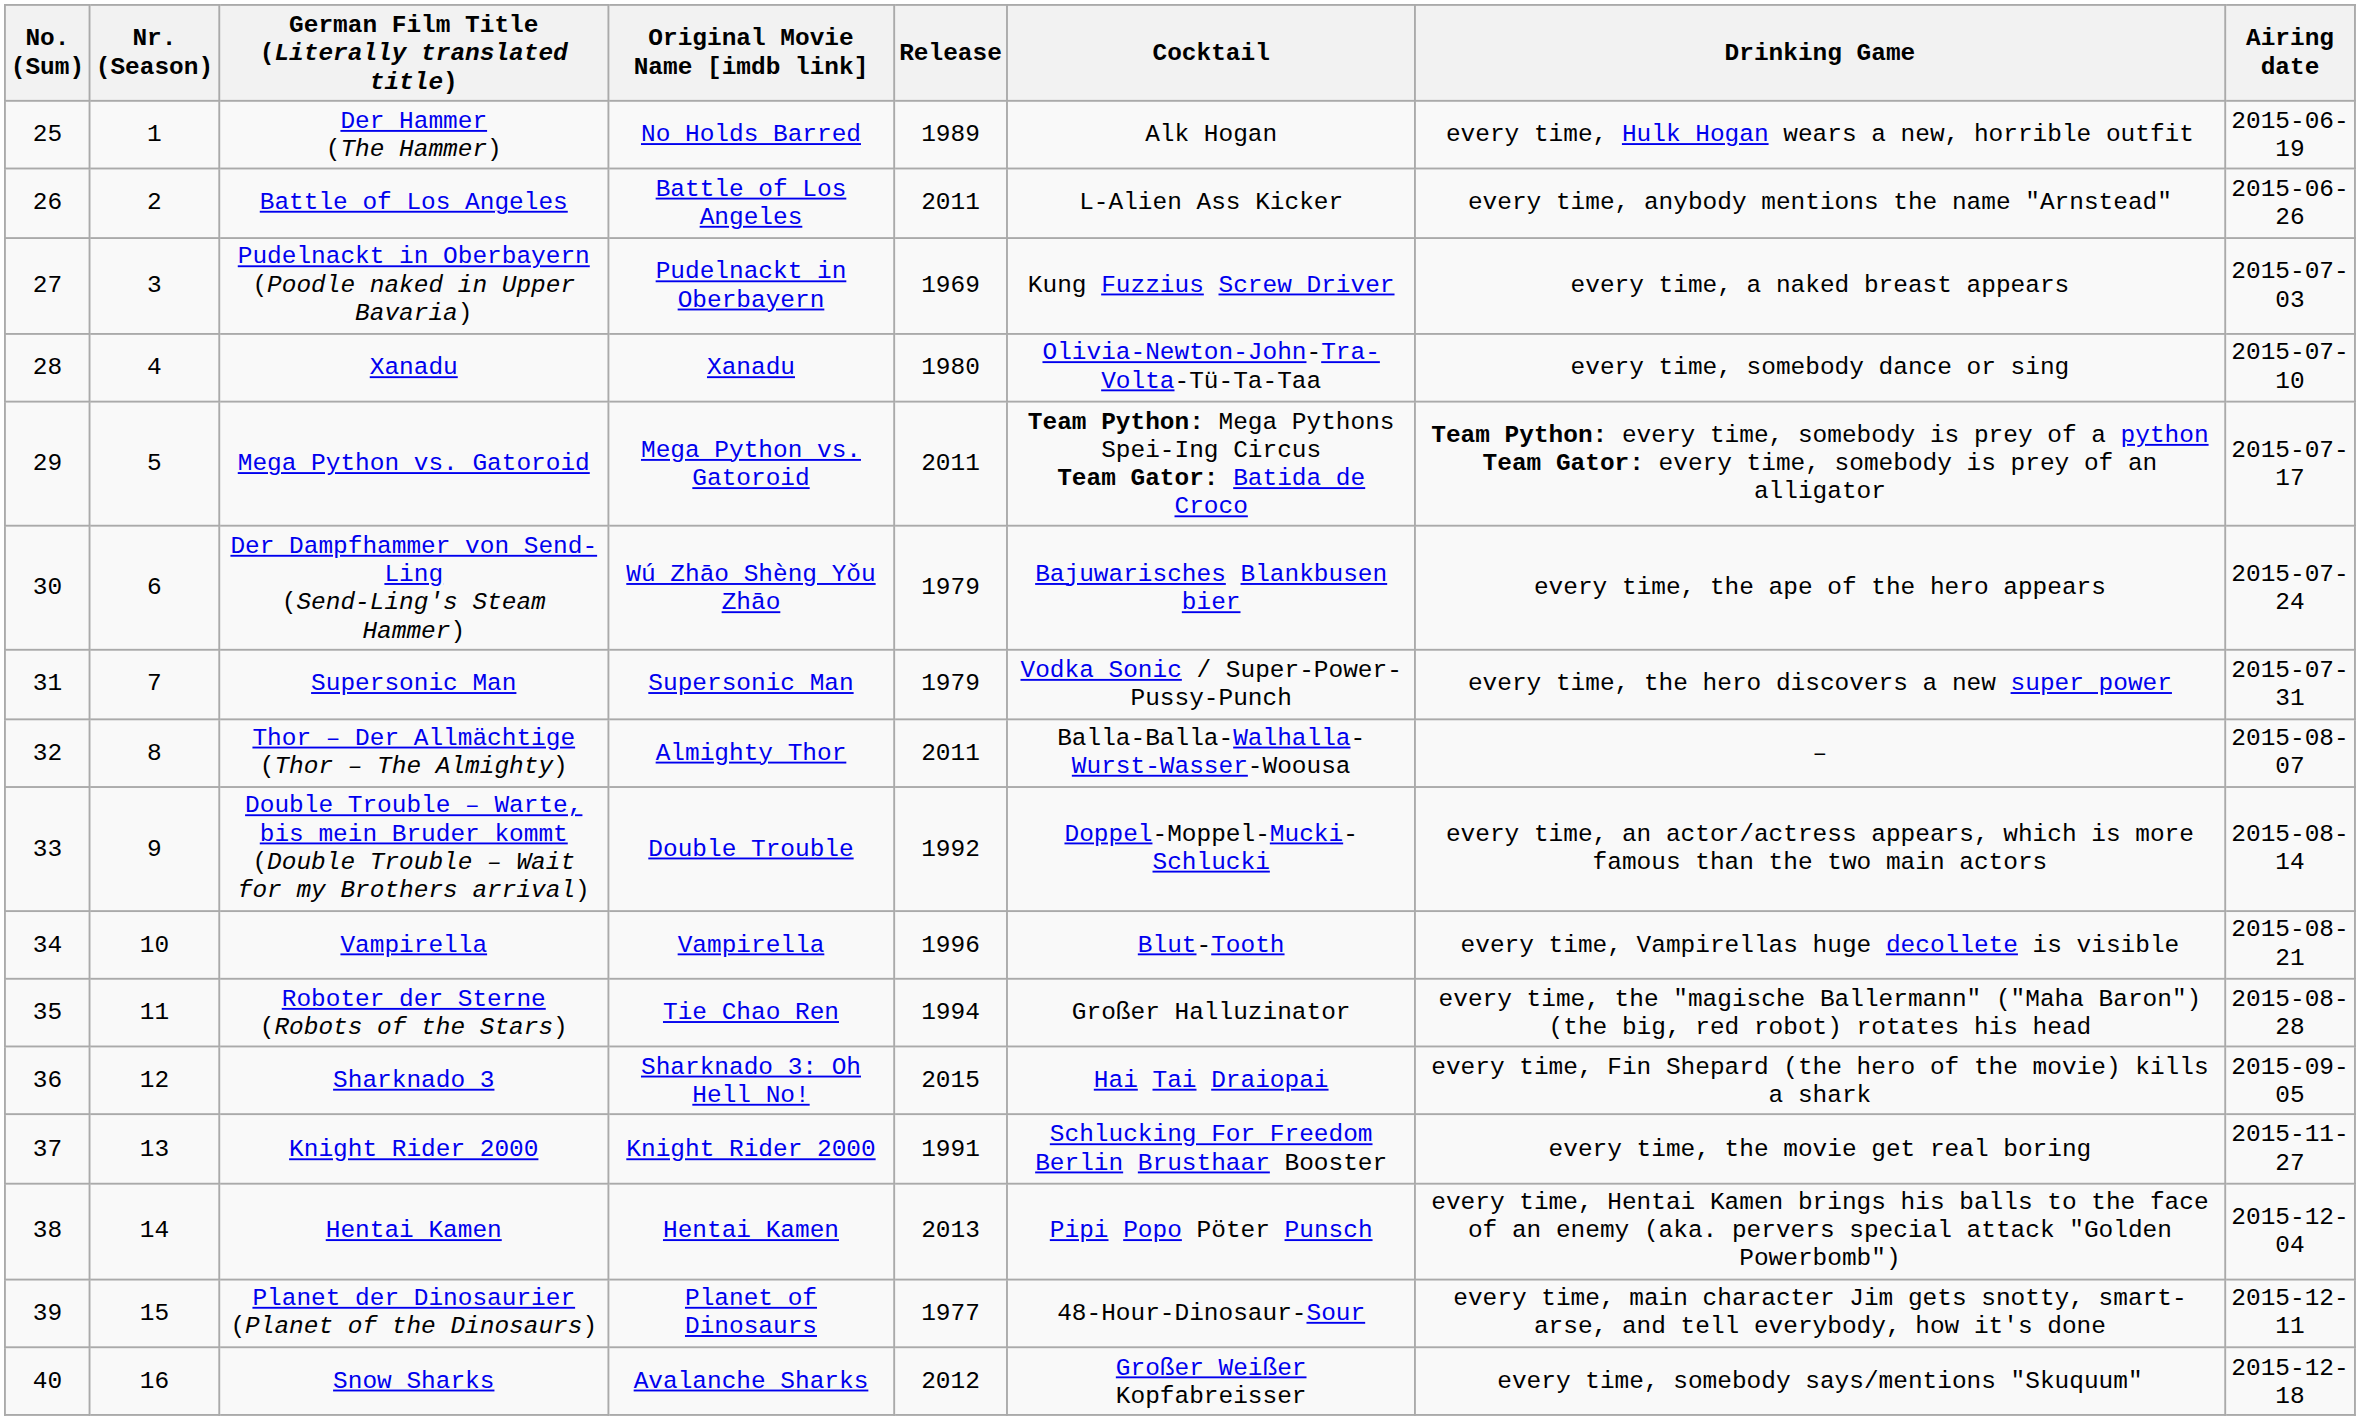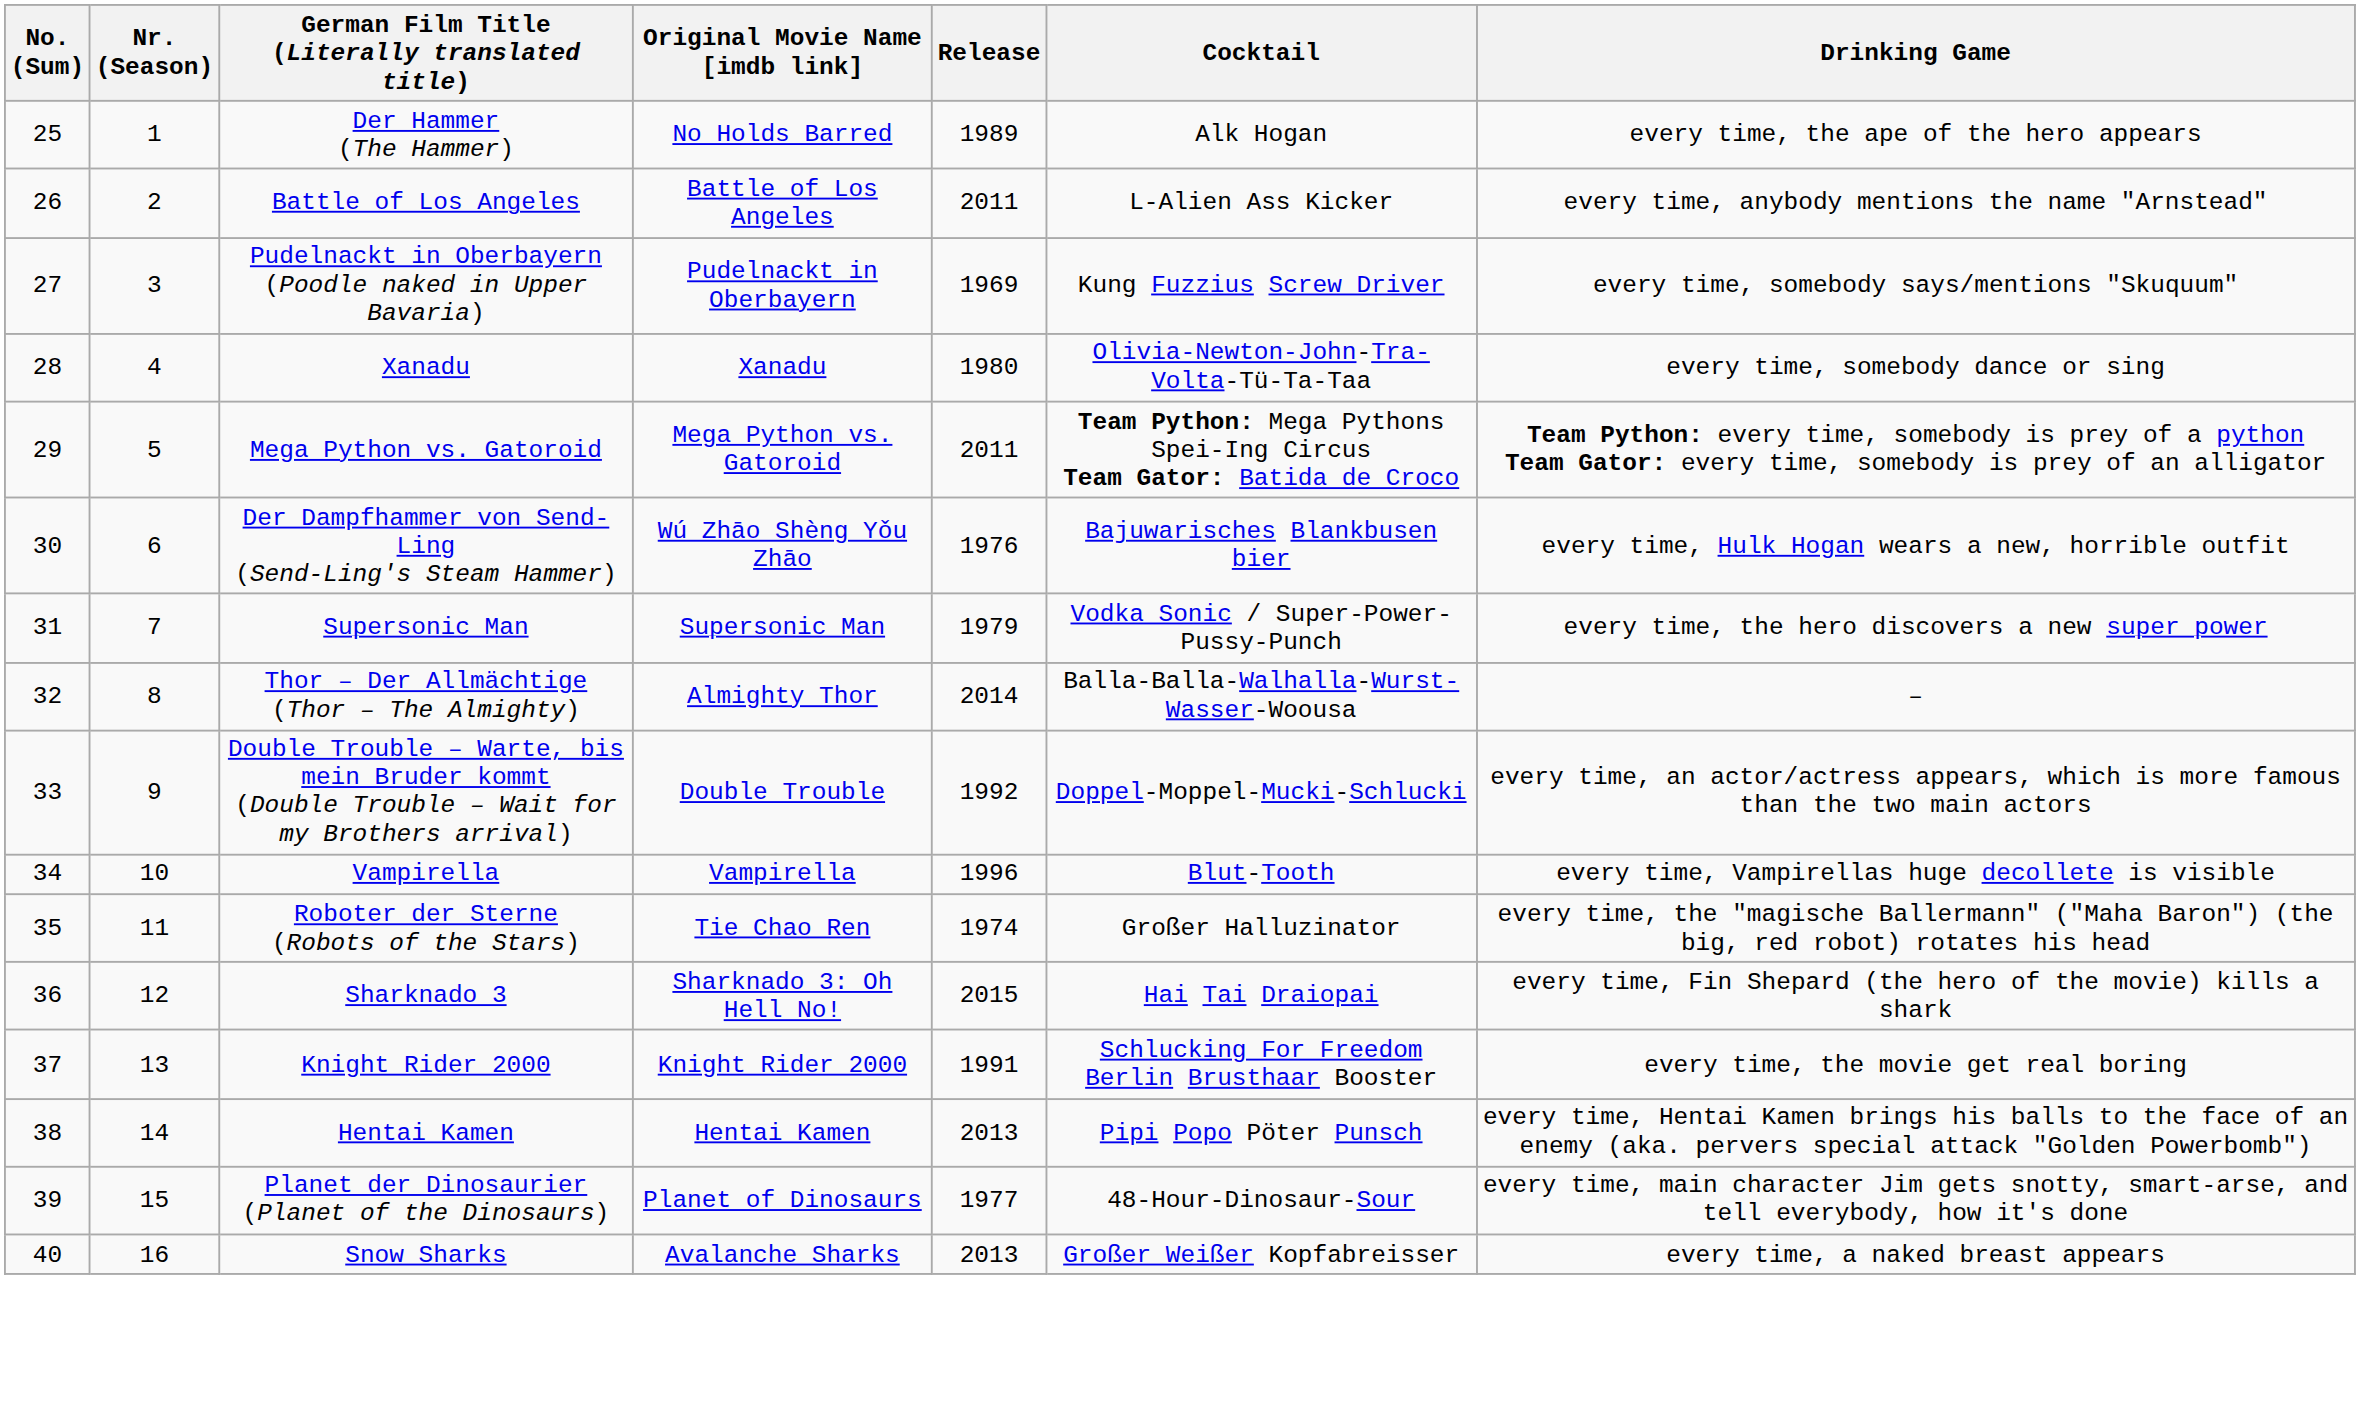- column: (2290, 53)
(1820, 135) every time, Hulk Hogan wears a new, horrible outfit -> (1916, 135) every time, the ape of the hero appears
(1820, 285) every time, a naked breast appears -> (1916, 285) every time, somebody says/mentions "Skuquum"
(950, 588) 1979 -> (989, 546) 1976
(1820, 588) every time, the ape of the hero appears -> (1916, 546) every time, Hulk Hogan wears a new, horrible outfit
(950, 752) 2011 -> (989, 696) 2014
(950, 1013) 1994 -> (989, 928) 1974
(950, 1381) 2012 -> (989, 1254) 2013
(1820, 1381) every time, somebody says/mentions "Skuquum" -> (1916, 1254) every time, a naked breast appears
